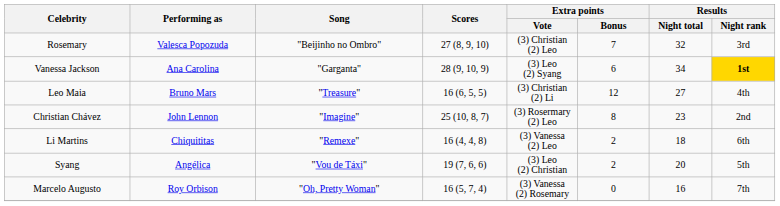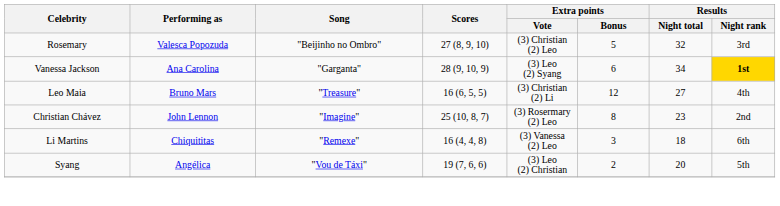(614, 45) 7 -> (614, 45) 5
(614, 141) 2 -> (614, 141) 3
- row: (67, 189)
